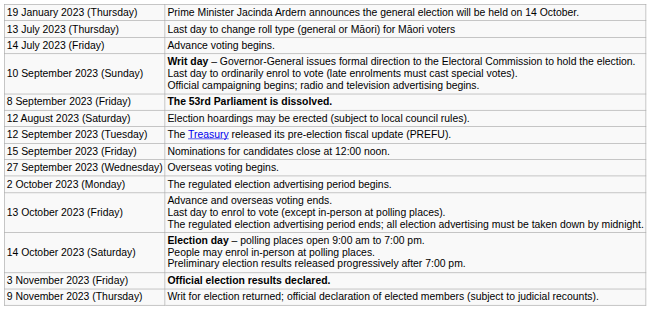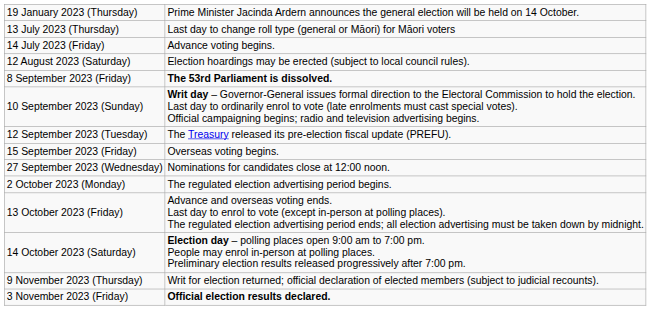rows swapped: (69, 118) <-> (75, 73)
(279, 151) Nominations for candidates close at 12:00 noon. -> (223, 151) Overseas voting begins.
(223, 168) Overseas voting begins. -> (279, 168) Nominations for candidates close at 12:00 noon.
rows swapped: (67, 280) <-> (75, 297)
